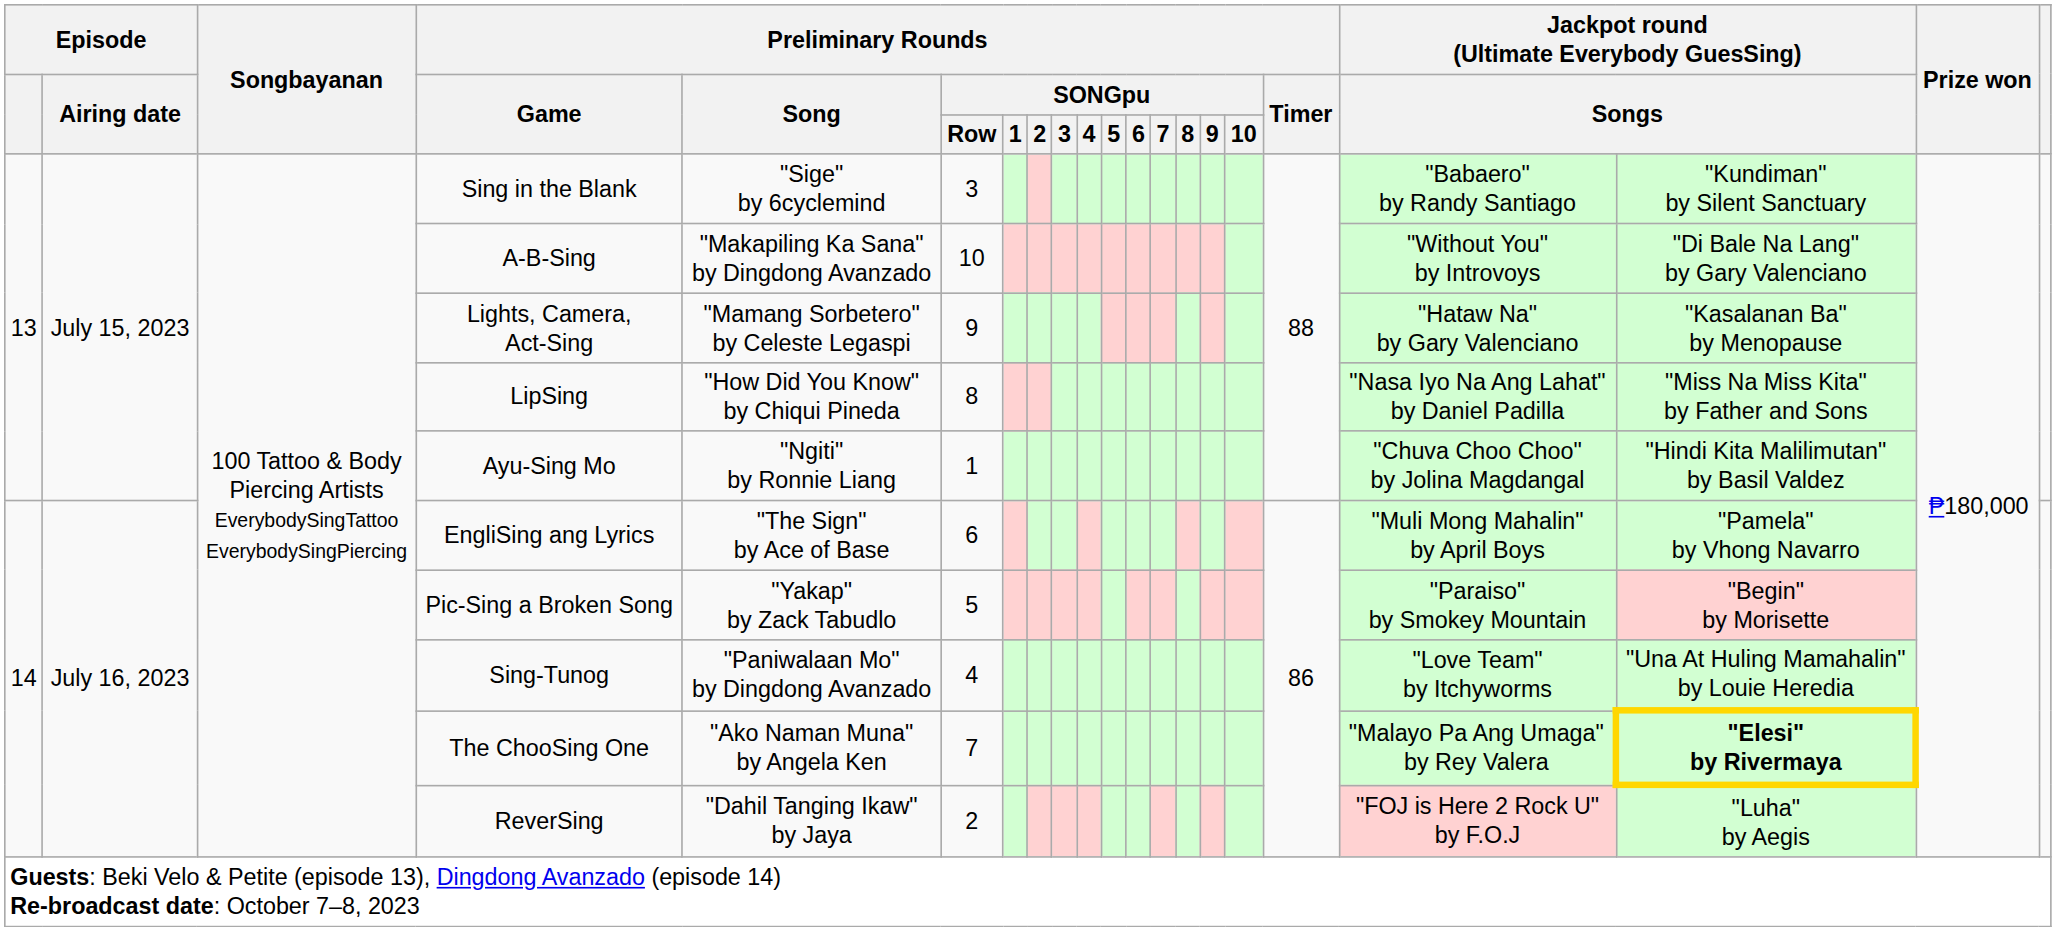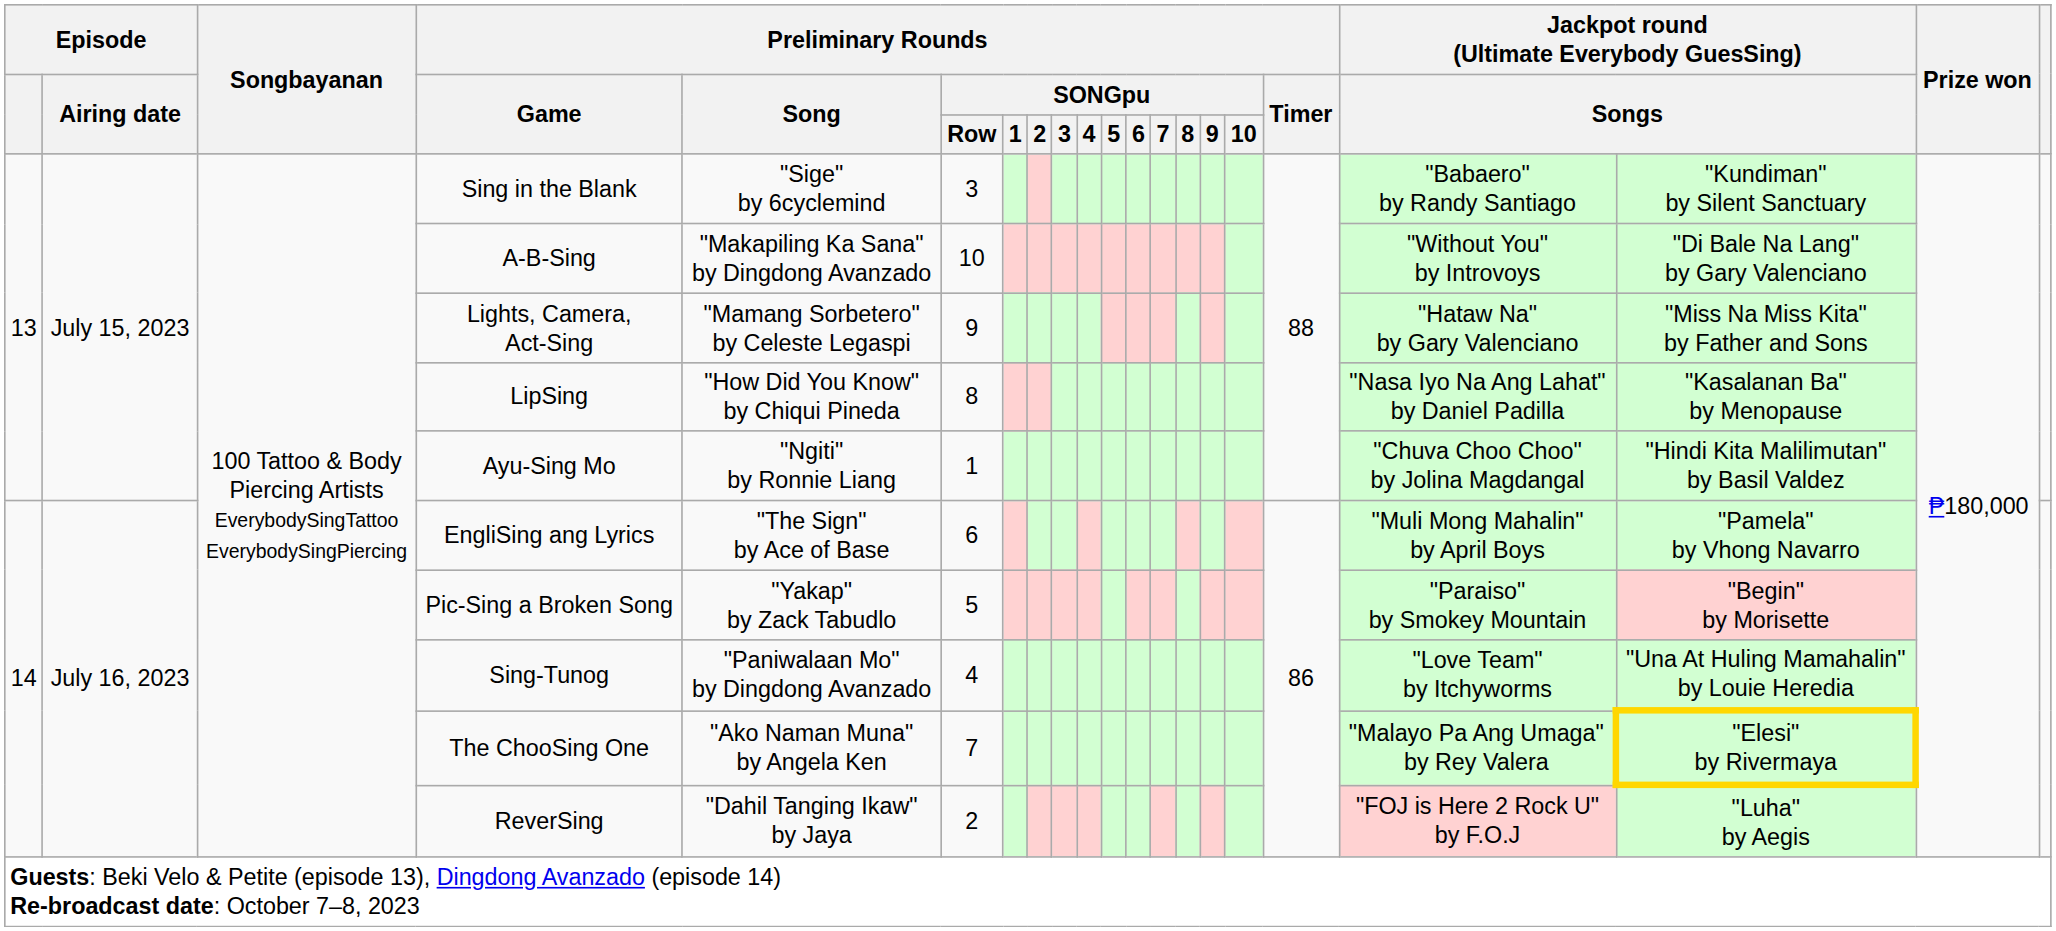(1766, 328) "Kasalanan Ba" by Menopause -> (1766, 328) "Miss Na Miss Kita" by Father and Sons
(1766, 397) "Miss Na Miss Kita" by Father and Sons -> (1766, 397) "Kasalanan Ba" by Menopause
(1766, 748) bold -> (1766, 748) normal
